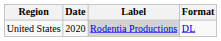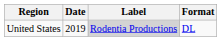(75, 28) 2020 -> (75, 28) 2019
